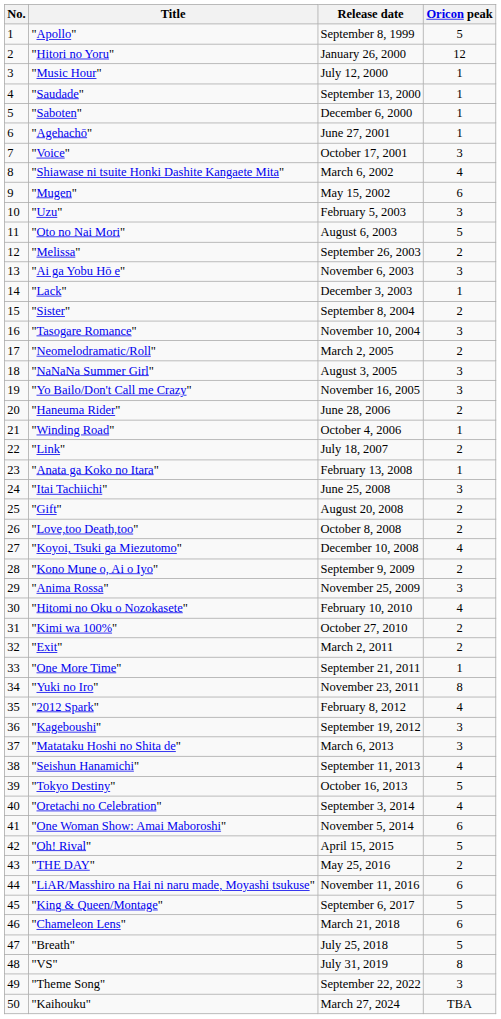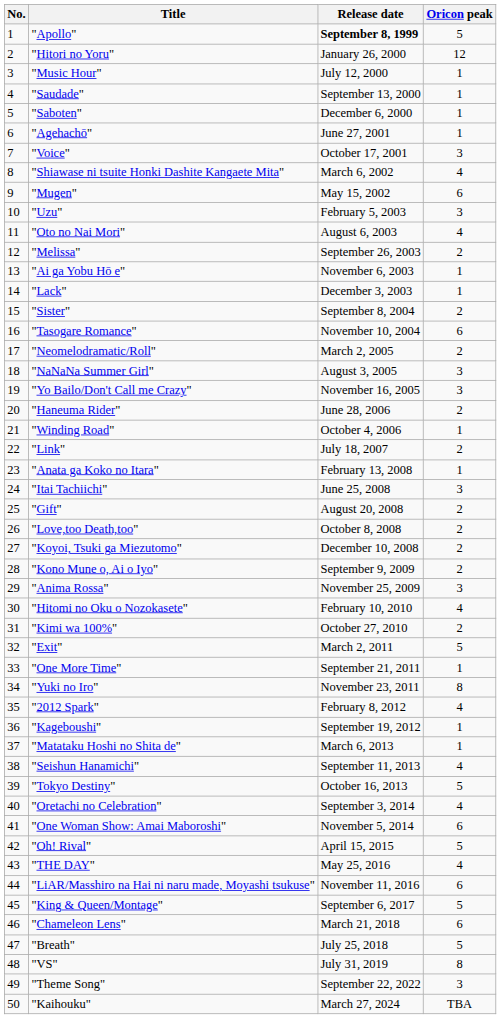(367, 34) normal -> (369, 34) bold
(460, 232) 5 -> (460, 232) 4
(460, 271) 3 -> (460, 271) 1
(460, 331) 3 -> (460, 331) 6
(460, 548) 4 -> (460, 548) 2
(460, 647) 2 -> (460, 647) 5
(460, 726) 3 -> (460, 726) 1
(460, 746) 3 -> (460, 746) 1
(460, 865) 2 -> (460, 865) 4
